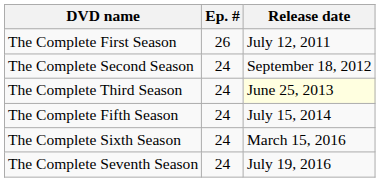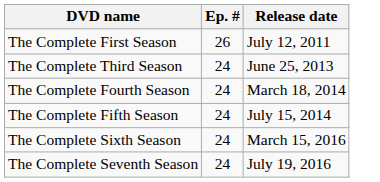- row: (101, 66)
(290, 90) lightyellow background -> (290, 66) no background
+ row: (99, 90)
